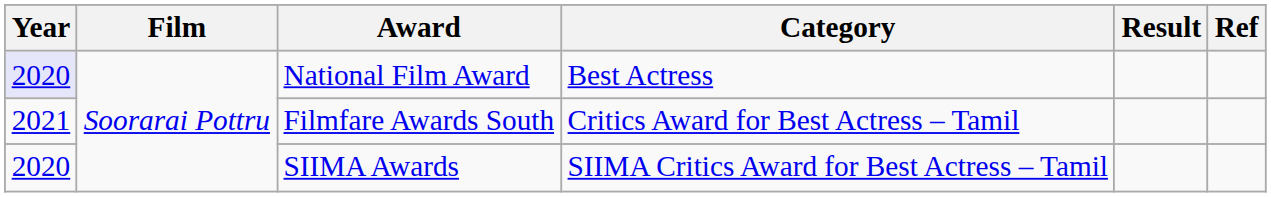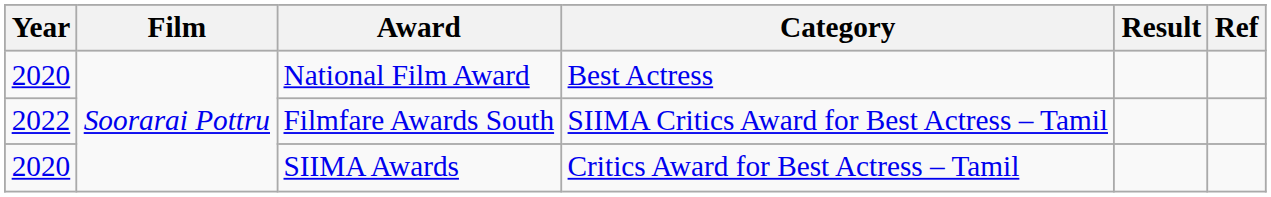(41, 74) lavender background -> (41, 74) no background
(41, 120) 2021 -> (41, 120) 2022
(793, 120) Critics Award for Best Actress – Tamil -> (838, 120) SIIMA Critics Award for Best Actress – Tamil
(838, 167) SIIMA Critics Award for Best Actress – Tamil -> (793, 167) Critics Award for Best Actress – Tamil
